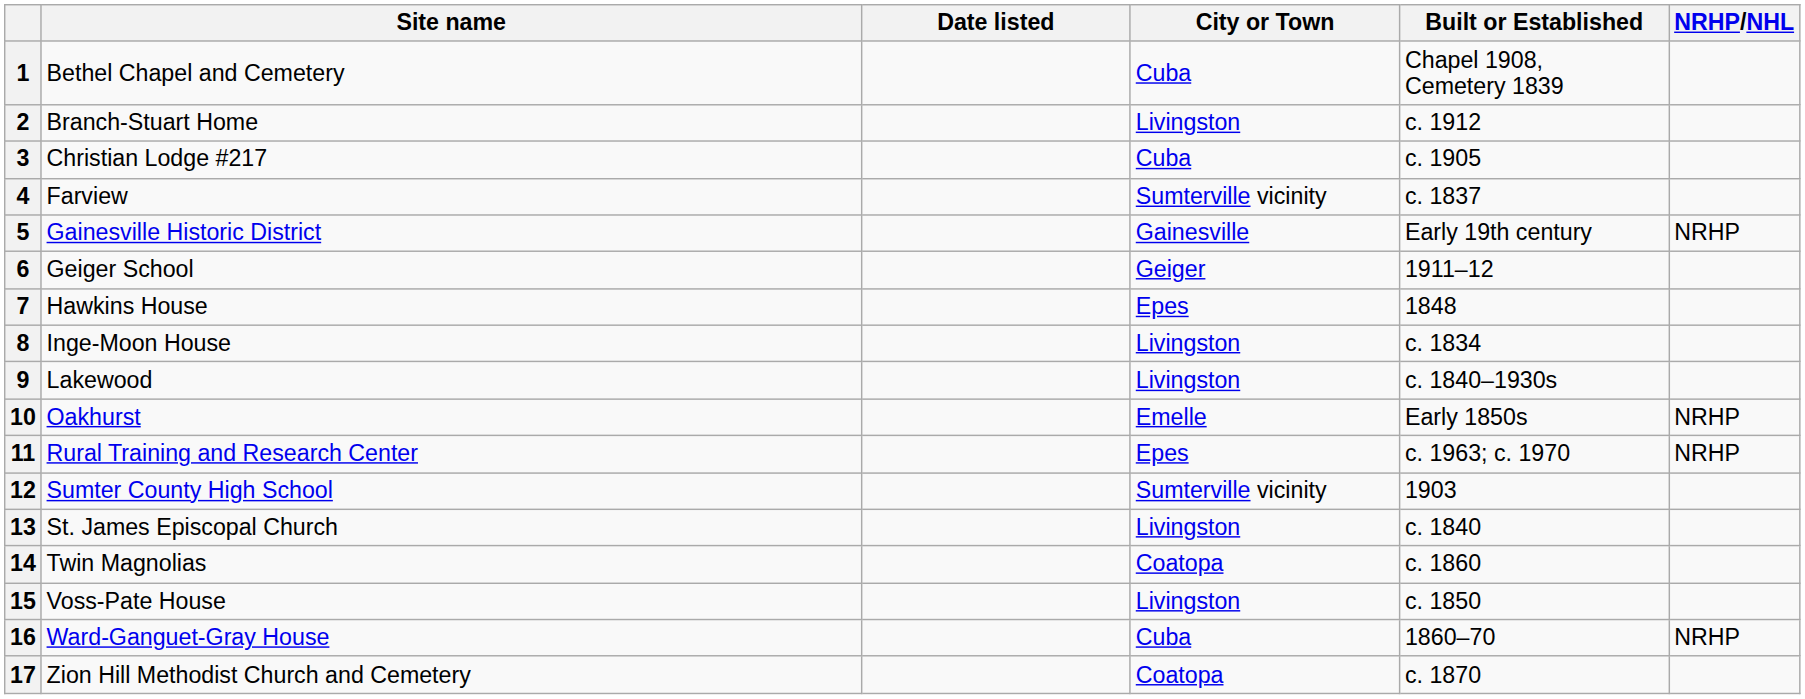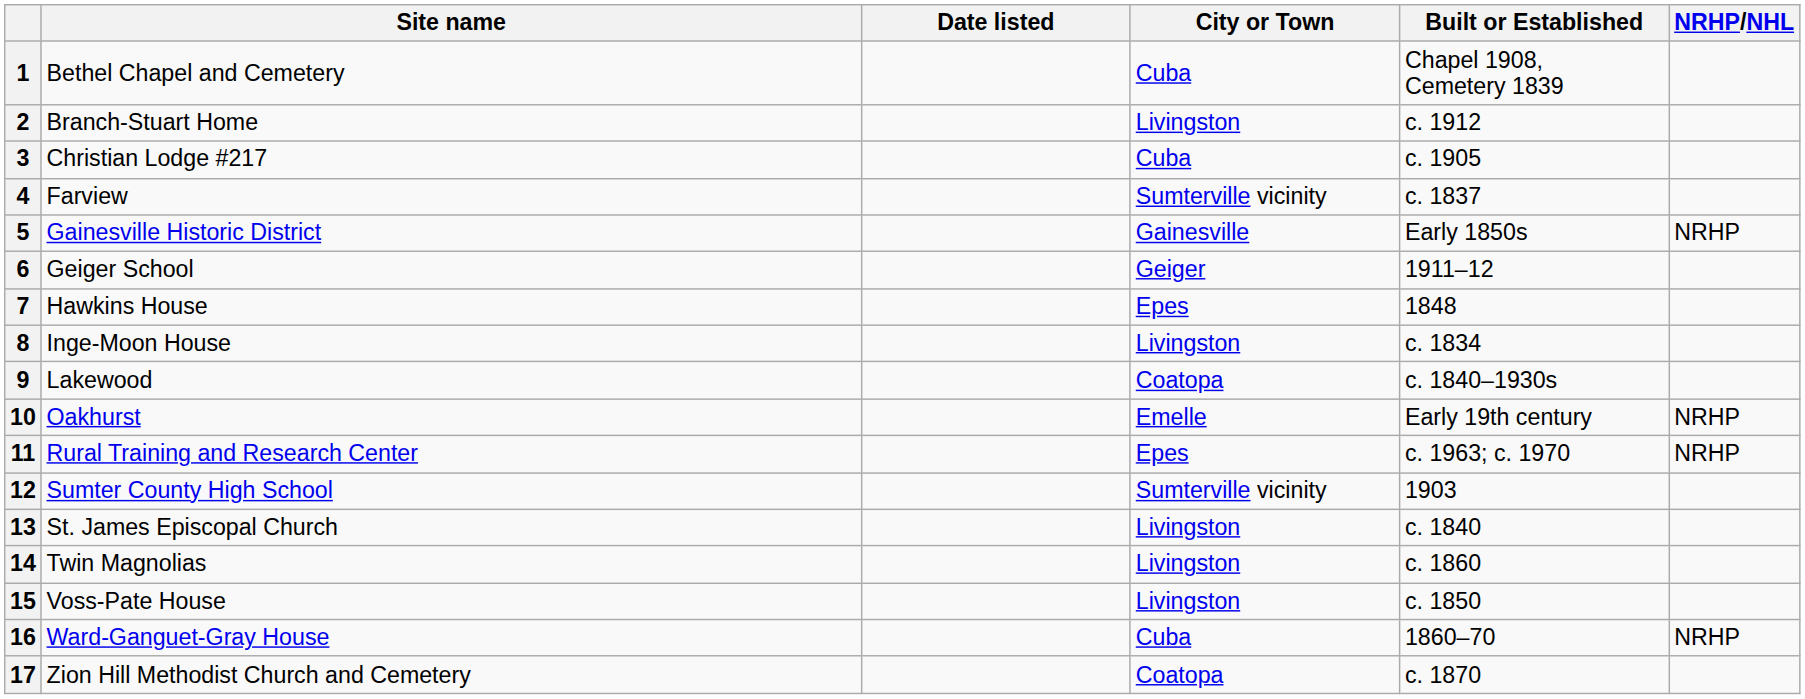(1498, 232) Early 19th century -> (1466, 232) Early 1850s
(1188, 380) Livingston -> (1180, 380) Coatopa
(1466, 416) Early 1850s -> (1498, 416) Early 19th century
(1180, 564) Coatopa -> (1188, 564) Livingston
